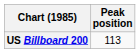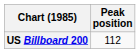(113, 40) 113 -> (113, 40) 112
